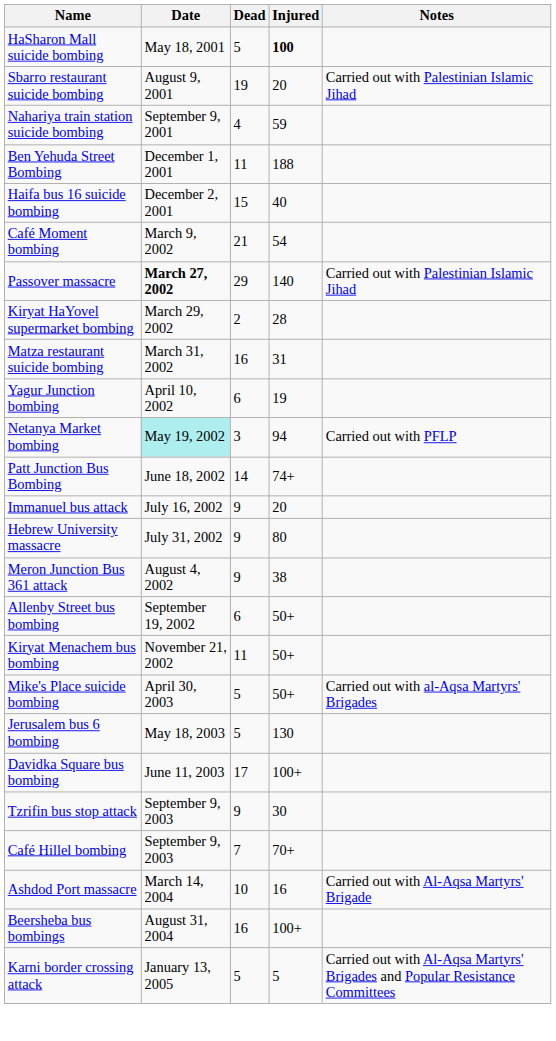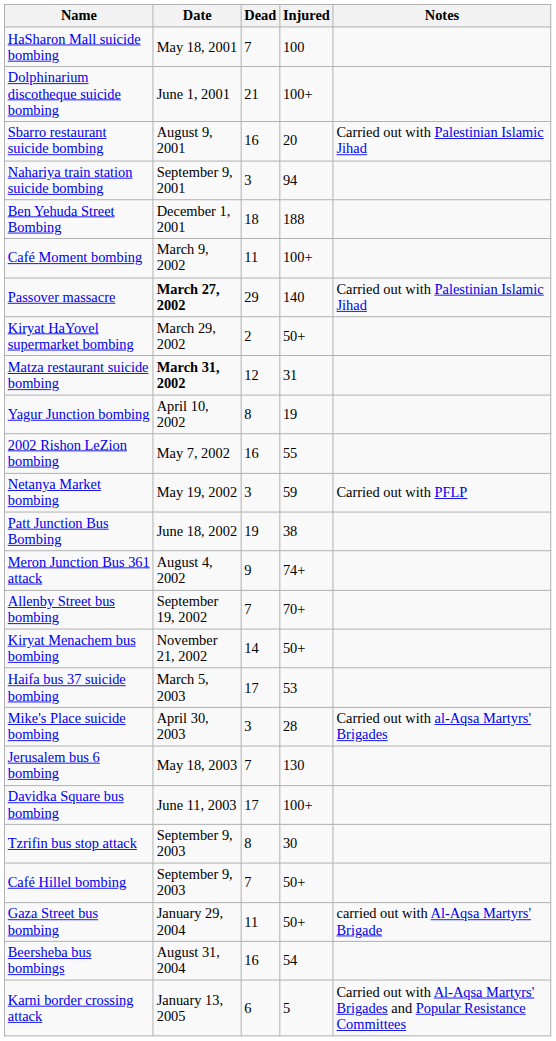(237, 46) 5 -> (248, 46) 7
(283, 46) bold -> (294, 46) normal
+ row: (64, 93)
(241, 85) 19 -> (251, 141) 16
(237, 124) 4 -> (248, 180) 3
(279, 124) 59 -> (290, 180) 94
(240, 163) 11 -> (251, 219) 18
- row: (67, 203)
(241, 242) 21 -> (251, 258) 11
(279, 242) 54 -> (298, 258) 100+
(279, 320) 28 -> (294, 336) 50+
(174, 359) normal -> (188, 375) bold
(241, 359) 16 -> (251, 375) 12
(237, 398) 6 -> (248, 414) 8
+ row: (67, 453)
(185, 437) paleturquoise background -> (197, 492) no background
(279, 437) 94 -> (290, 492) 59
(241, 476) 14 -> (251, 531) 19
(283, 476) 74+ -> (290, 531) 38
- row: (68, 507)
- row: (63, 538)
(279, 577) 38 -> (294, 570) 74+
(237, 616) 6 -> (248, 609) 7
(283, 616) 50+ -> (294, 609) 70+
(240, 655) 11 -> (251, 648) 14
+ row: (67, 687)
(237, 694) 5 -> (248, 726) 3
(283, 694) 50+ -> (290, 726) 28
(237, 733) 5 -> (248, 765) 7
(237, 811) 9 -> (248, 843) 8
(283, 850) 70+ -> (294, 882) 50+
+ row: (53, 921)
- row: (72, 889)
(287, 928) 100+ -> (290, 960) 54
(237, 975) 5 -> (248, 1008) 6
